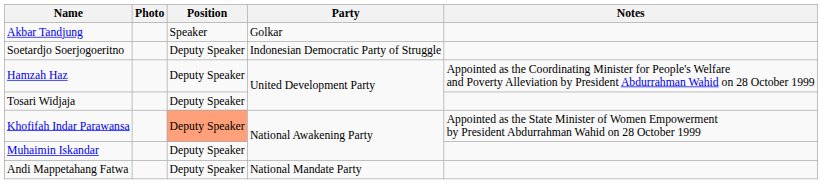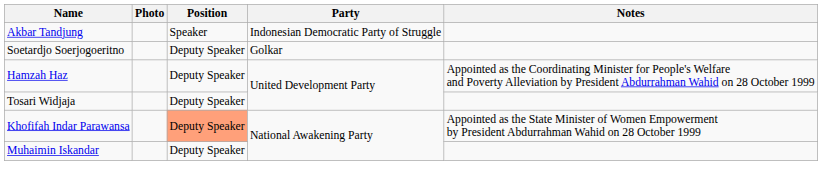(266, 32) Golkar -> (346, 32) Indonesian Democratic Party of Struggle
(346, 50) Indonesian Democratic Party of Struggle -> (266, 50) Golkar
- row: (68, 169)
